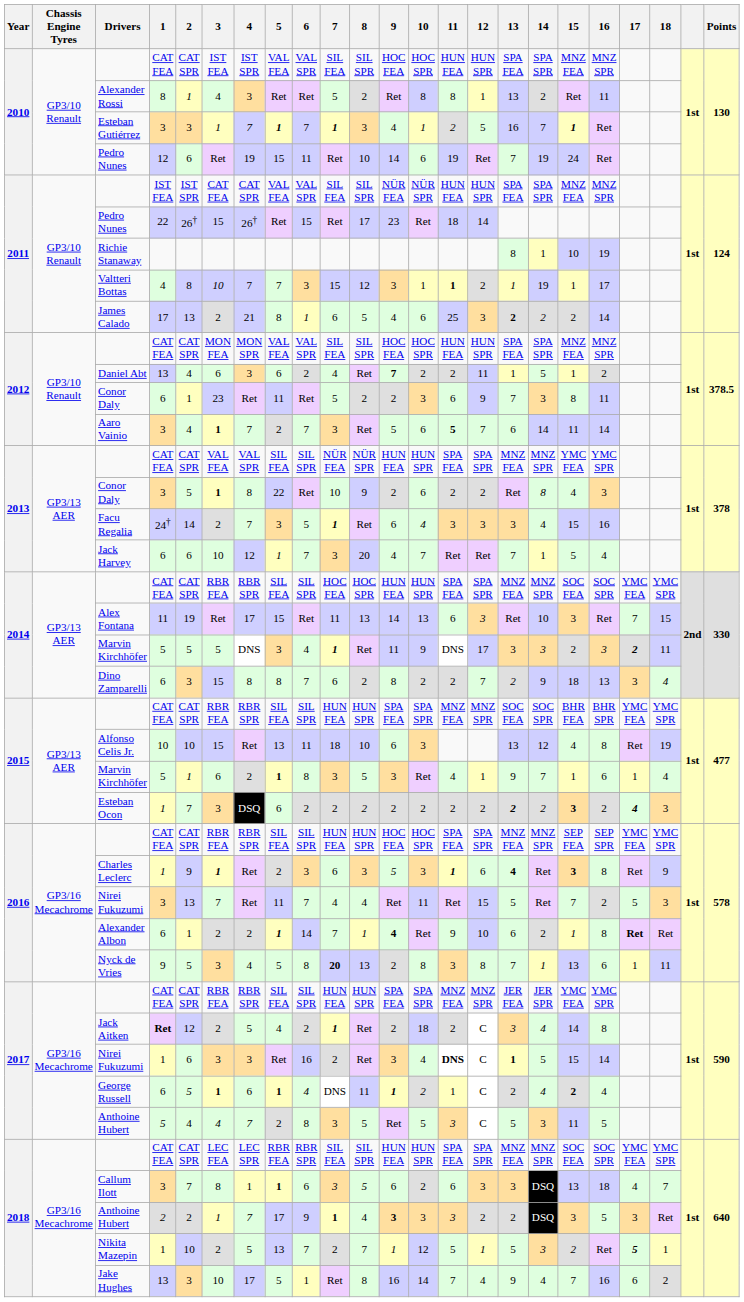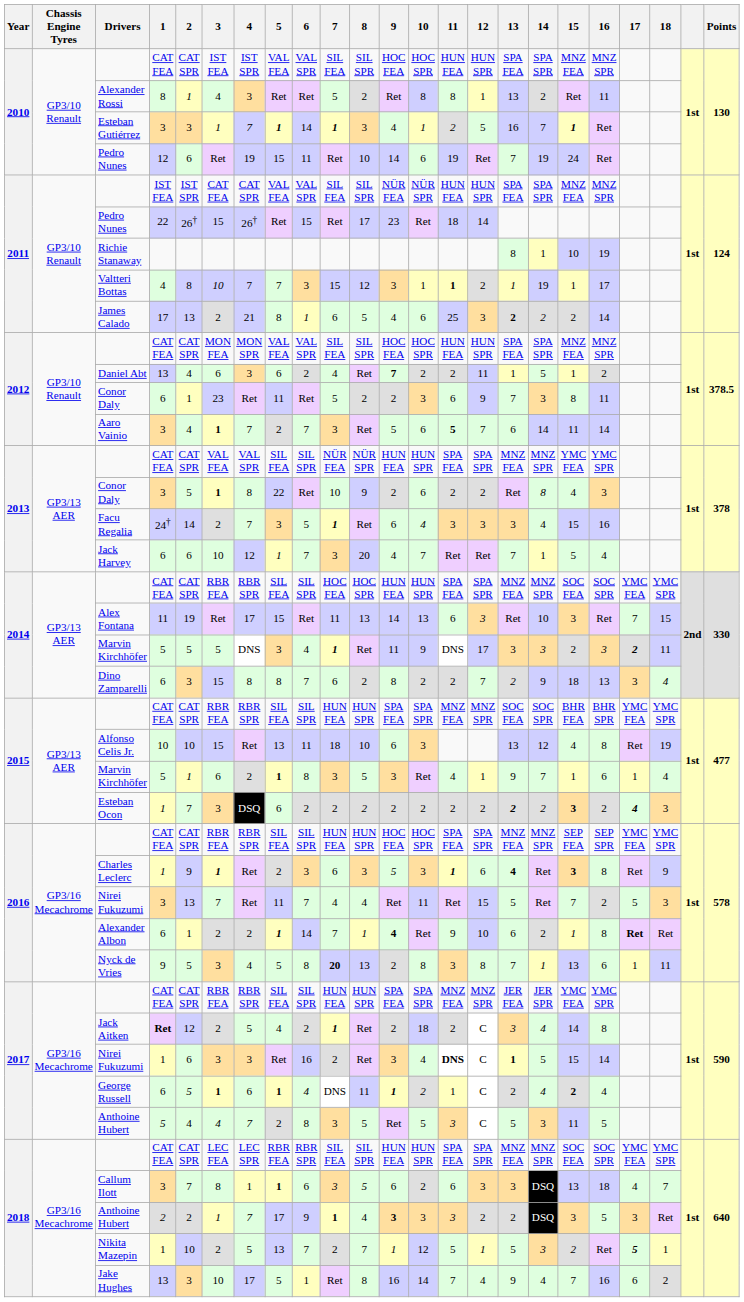(306, 127) 7 -> (306, 127) 14
